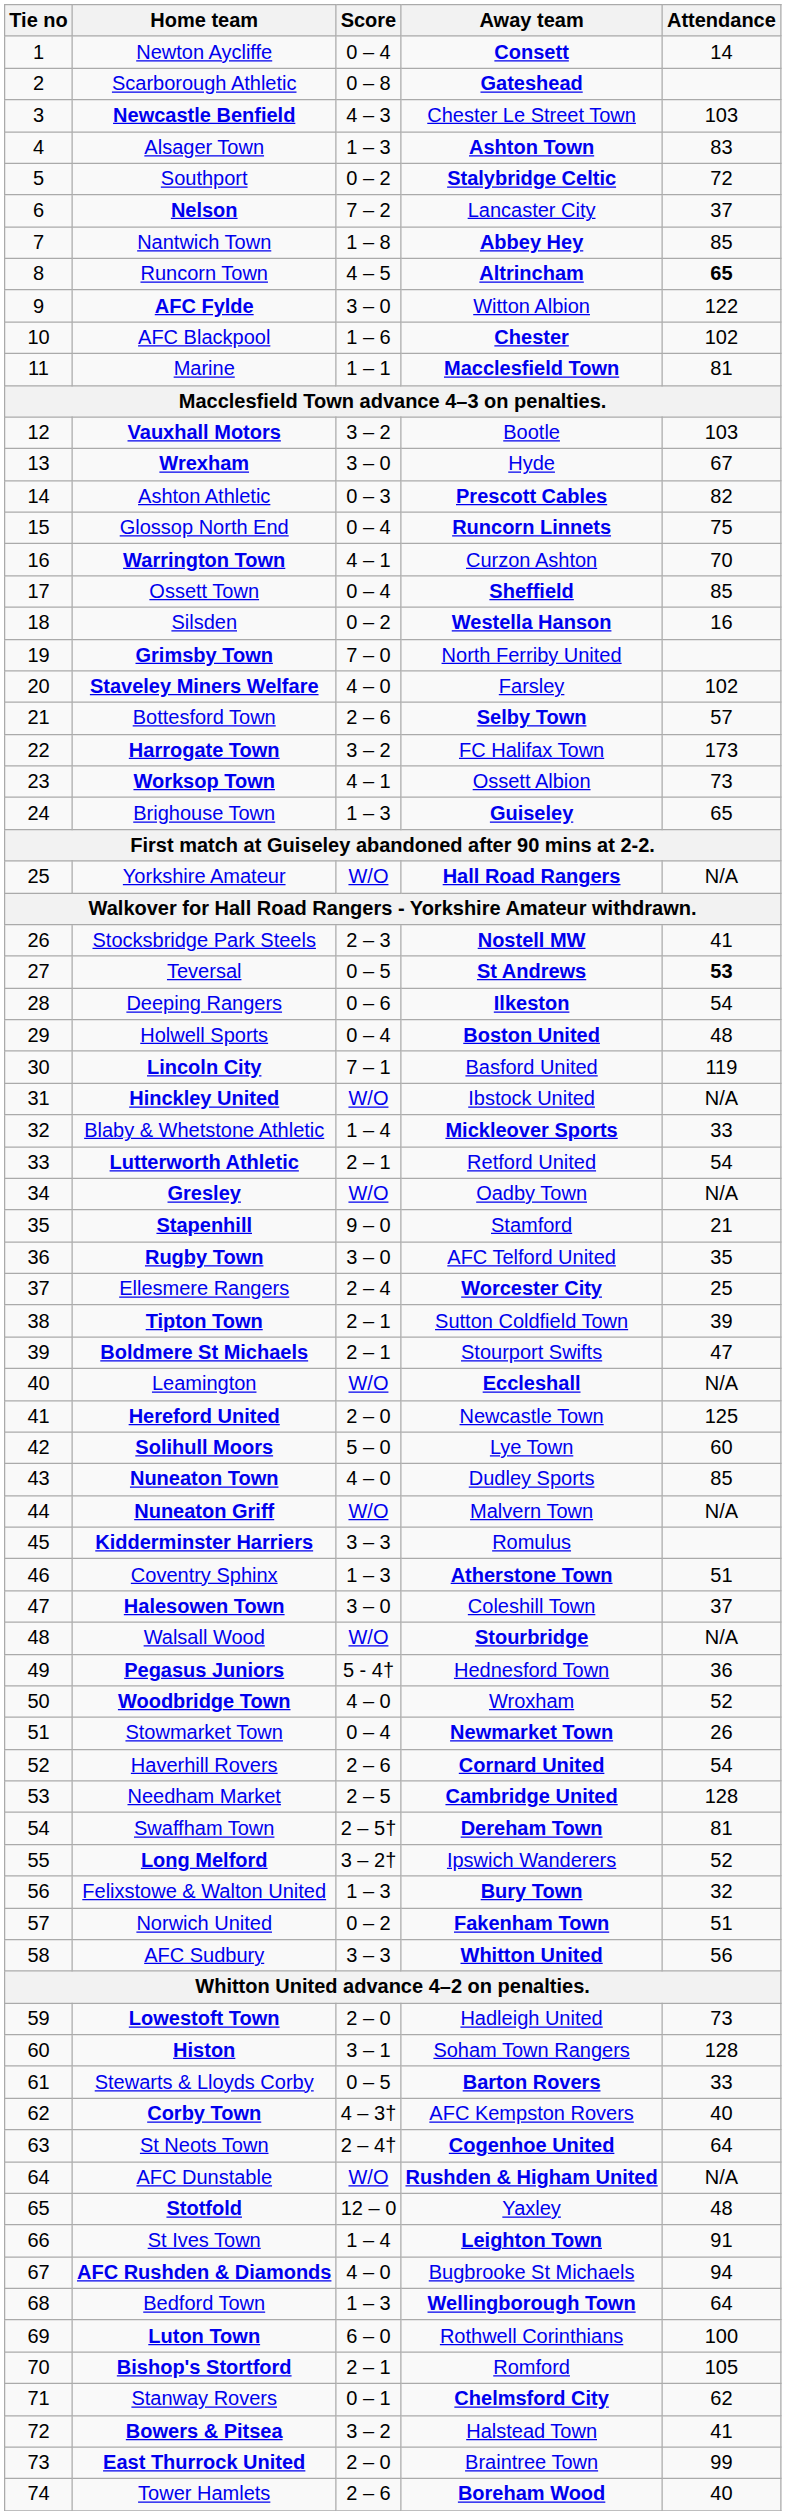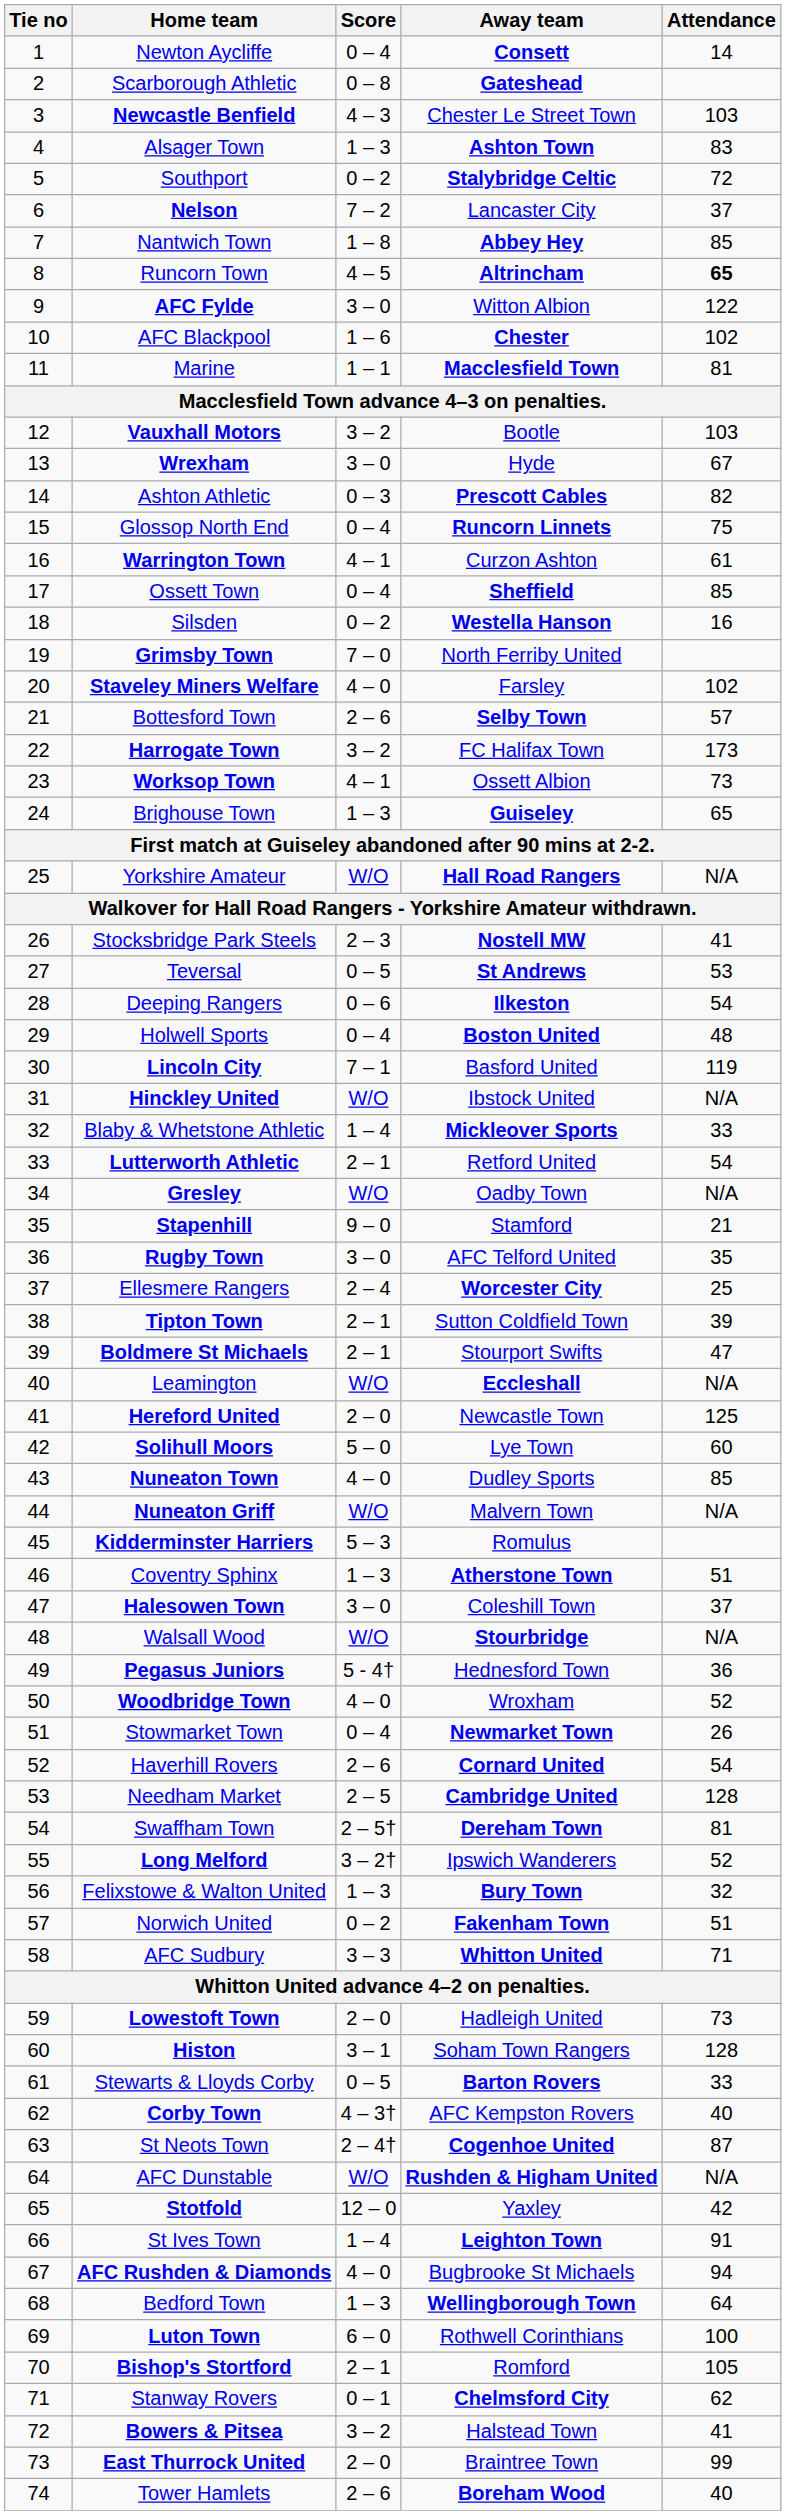(721, 559) 70 -> (721, 559) 61
(721, 971) bold -> (721, 971) normal
(368, 1542) 3 – 3 -> (368, 1542) 5 – 3
(721, 1955) 56 -> (721, 1955) 71
(721, 2145) 64 -> (721, 2145) 87
(721, 2208) 48 -> (721, 2208) 42
